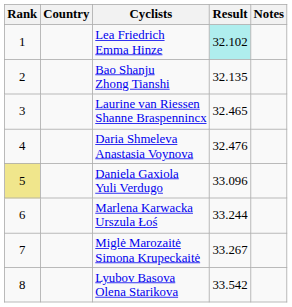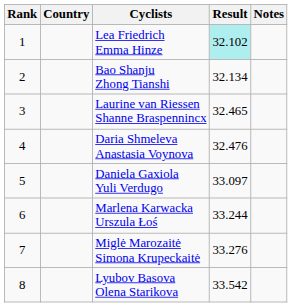(230, 76) 32.135 -> (230, 76) 32.134
(22, 180) khaki background -> (22, 180) no background
(230, 180) 33.096 -> (230, 180) 33.097
(230, 250) 33.267 -> (230, 250) 33.276
